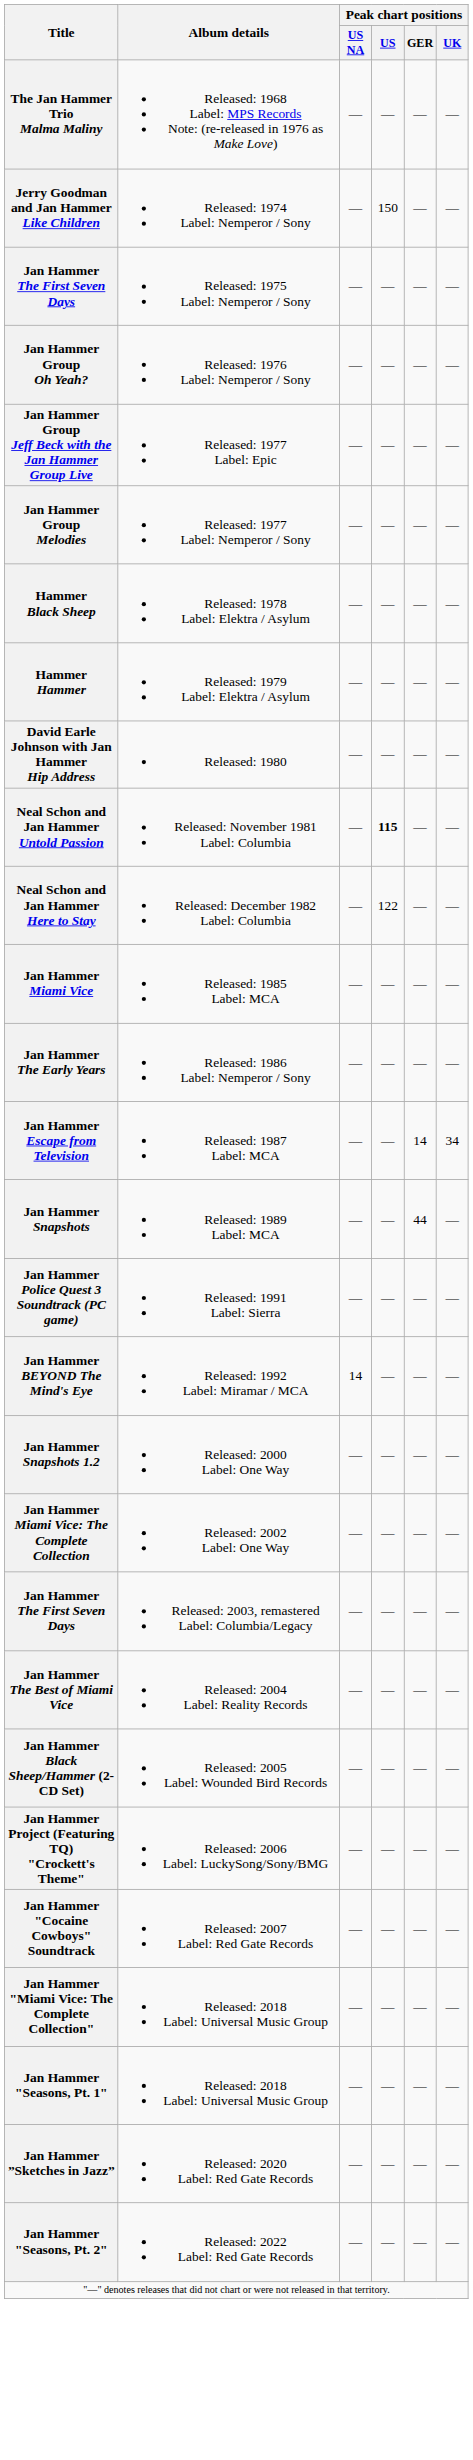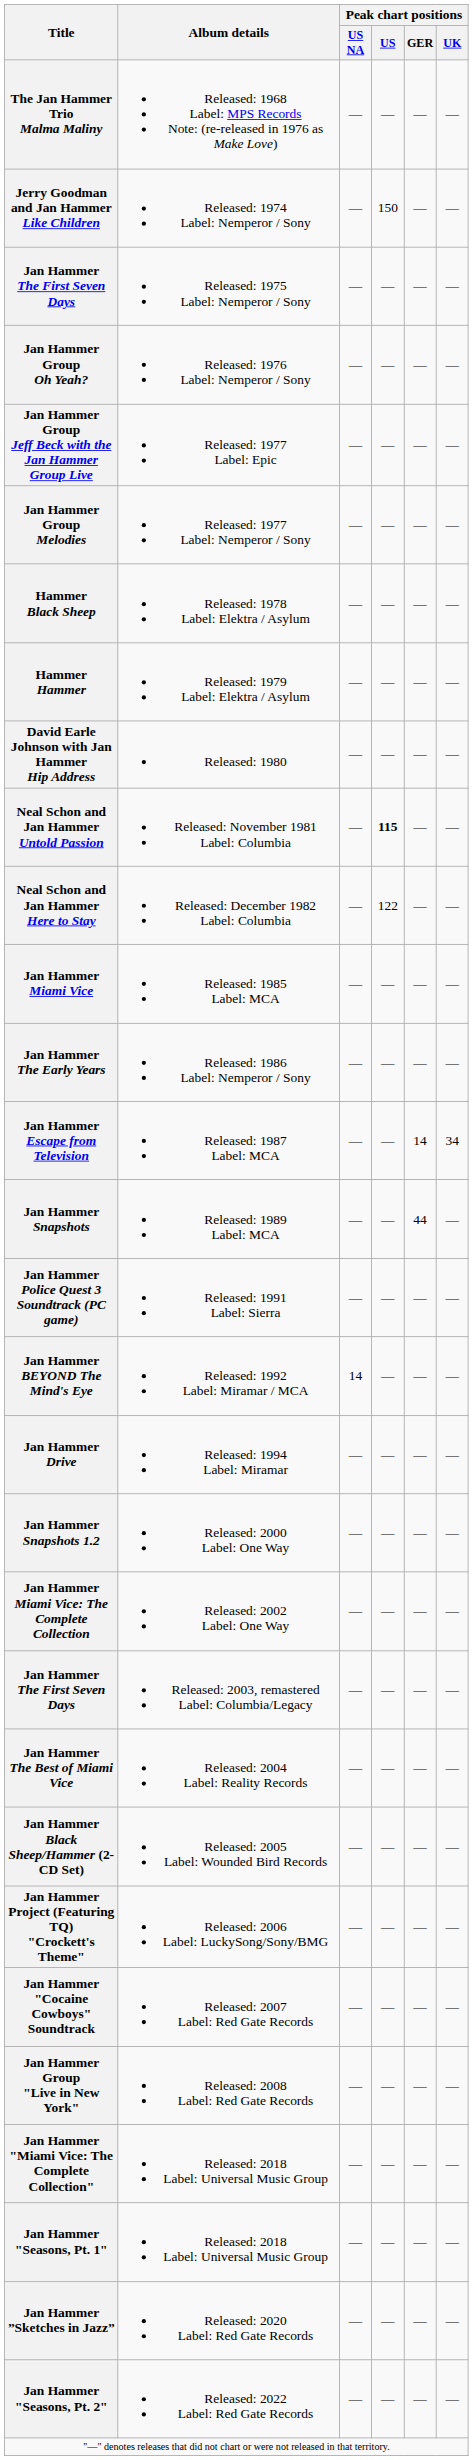+ row: (61, 1454)
+ row: (61, 2085)
